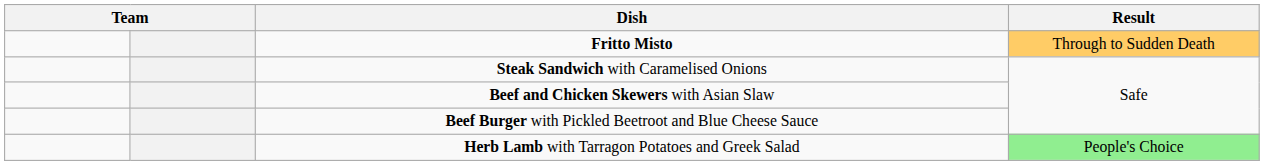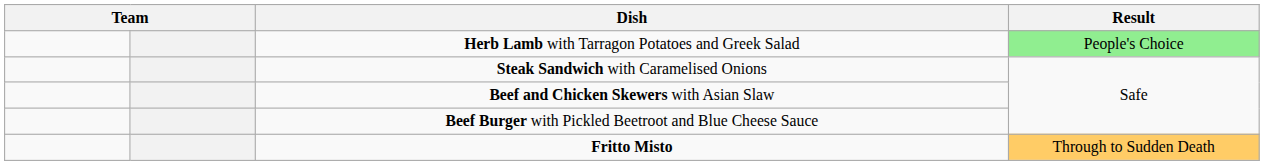rows swapped: (632, 147) <-> (632, 43)
